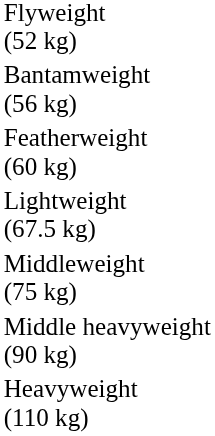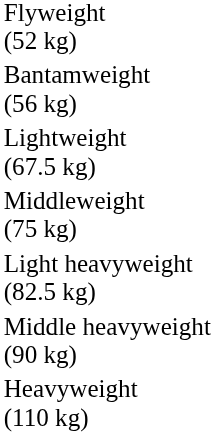- row: (76, 152)
+ row: (98, 277)
